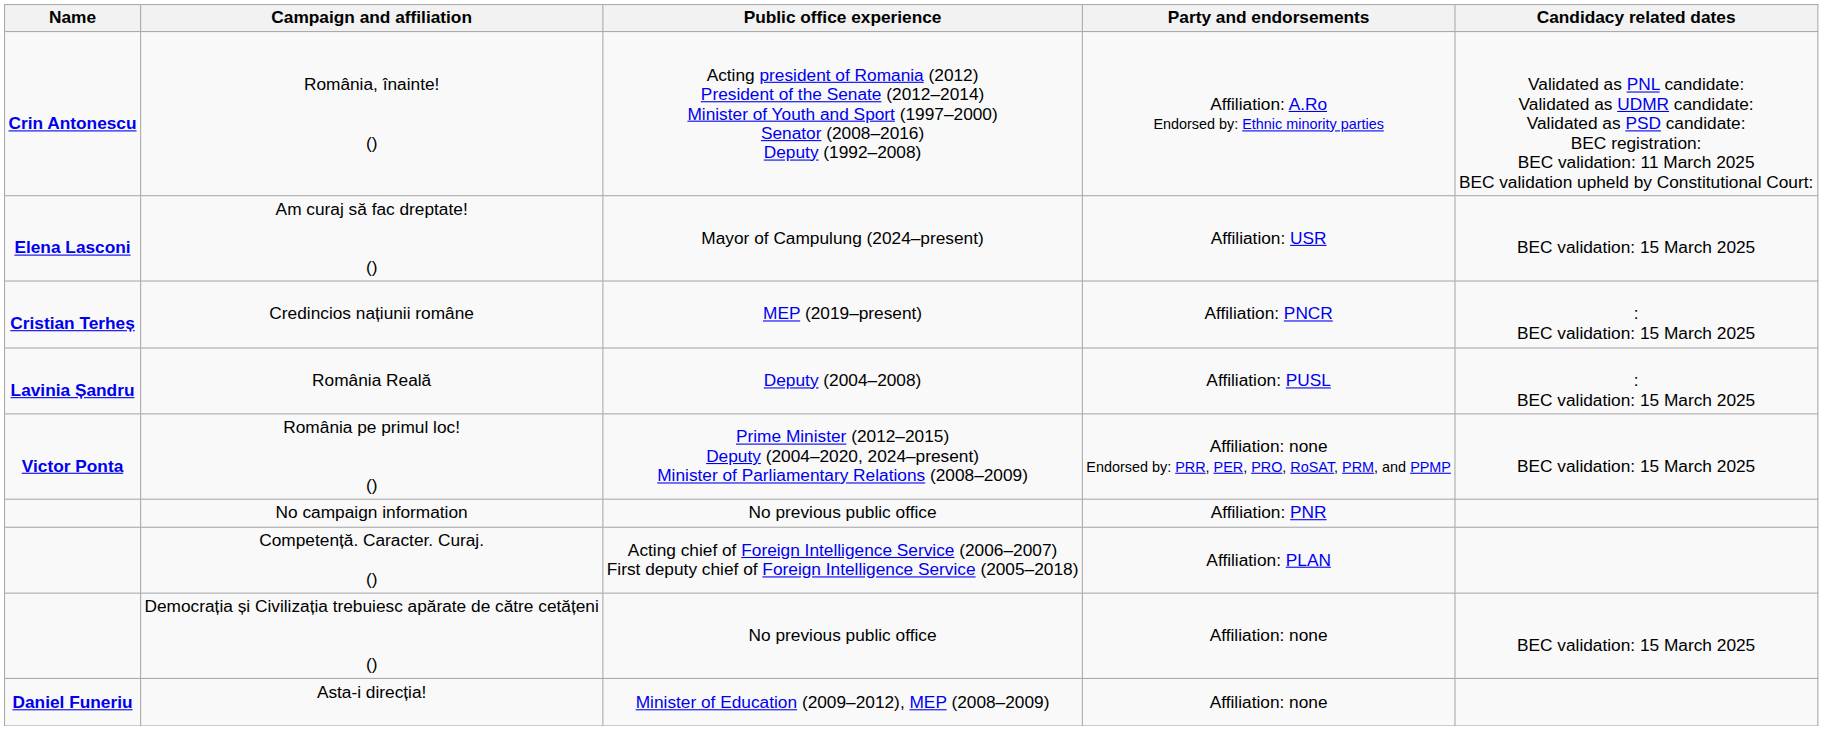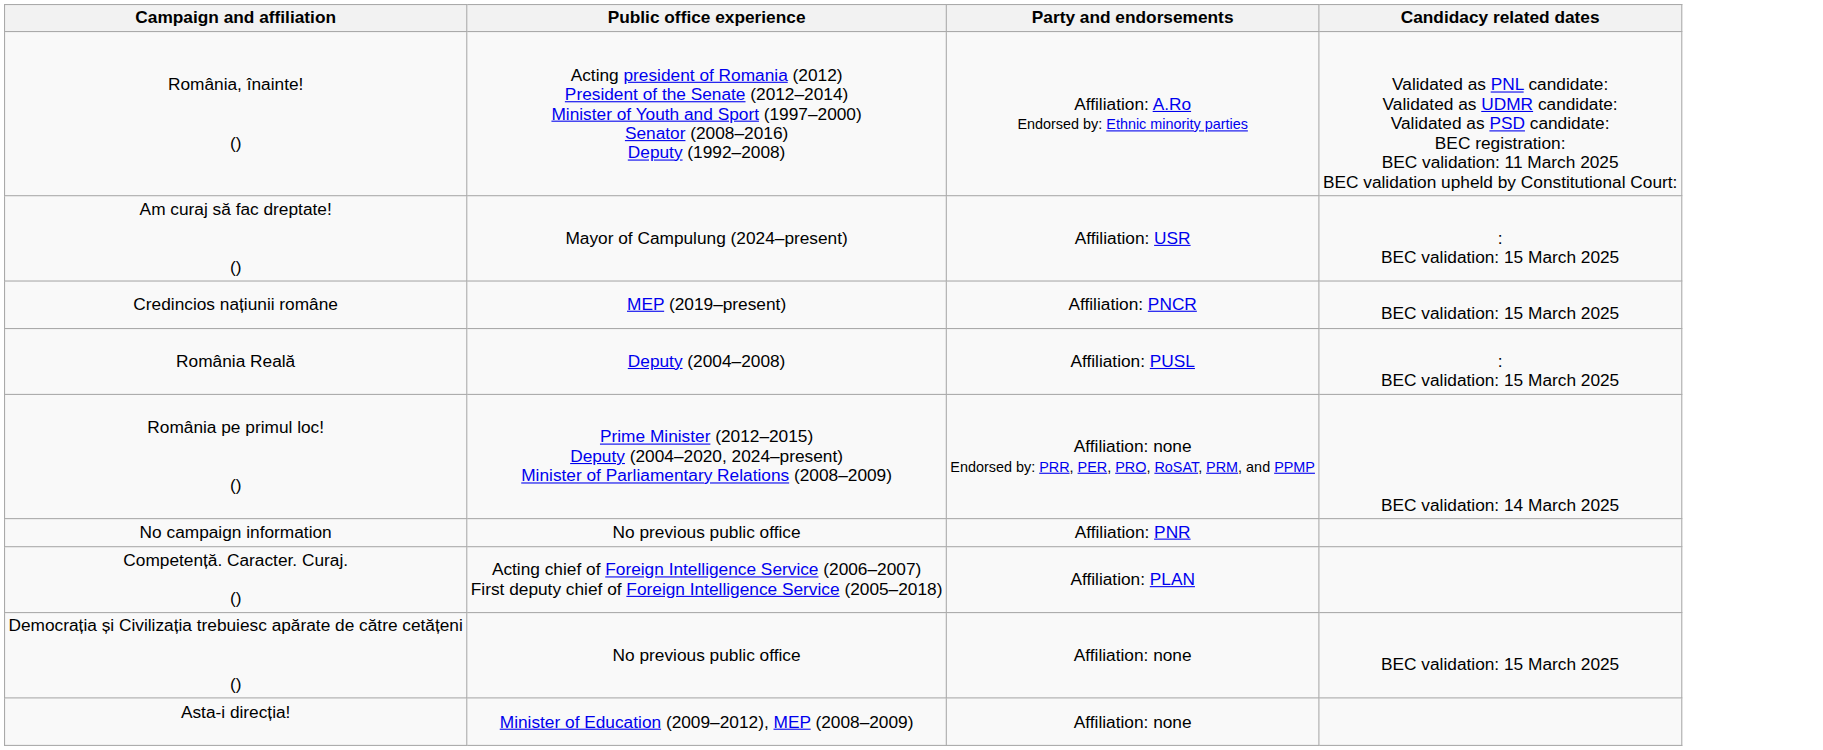- column: (73, 18)
(1636, 247) BEC validation: 15 March 2025 -> (1500, 247) : BEC validation: 15 March 2025
(1636, 323) : BEC validation: 15 March 2025 -> (1500, 314) BEC validation: 15 March 2025
(1636, 466) BEC validation: 15 March 2025 -> (1500, 505) BEC validation: 14 March 2025
